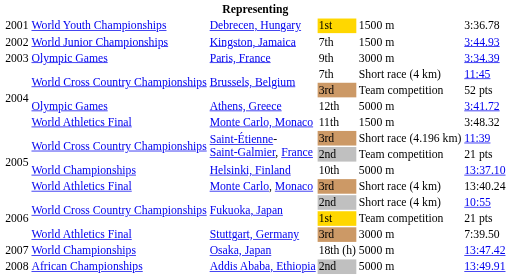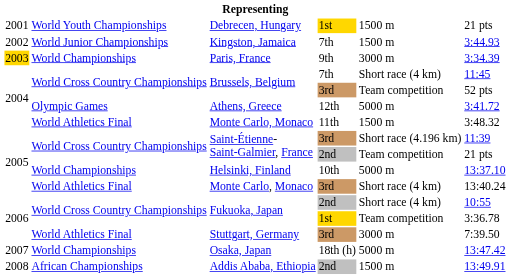(482, 25) 3:36.78 -> (478, 25) 21 pts
(17, 58) no background -> (17, 58) gold background
(70, 58) Olympic Games -> (84, 58) World Championships
(478, 218) 21 pts -> (482, 218) 3:36.78
(377, 266) 5000 m -> (377, 266) 1500 m
